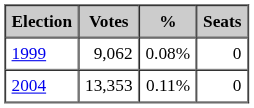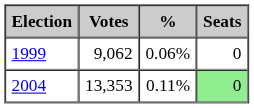(168, 53) 0.08% -> (168, 53) 0.06%
(237, 86) no background -> (237, 86) lightgreen background
